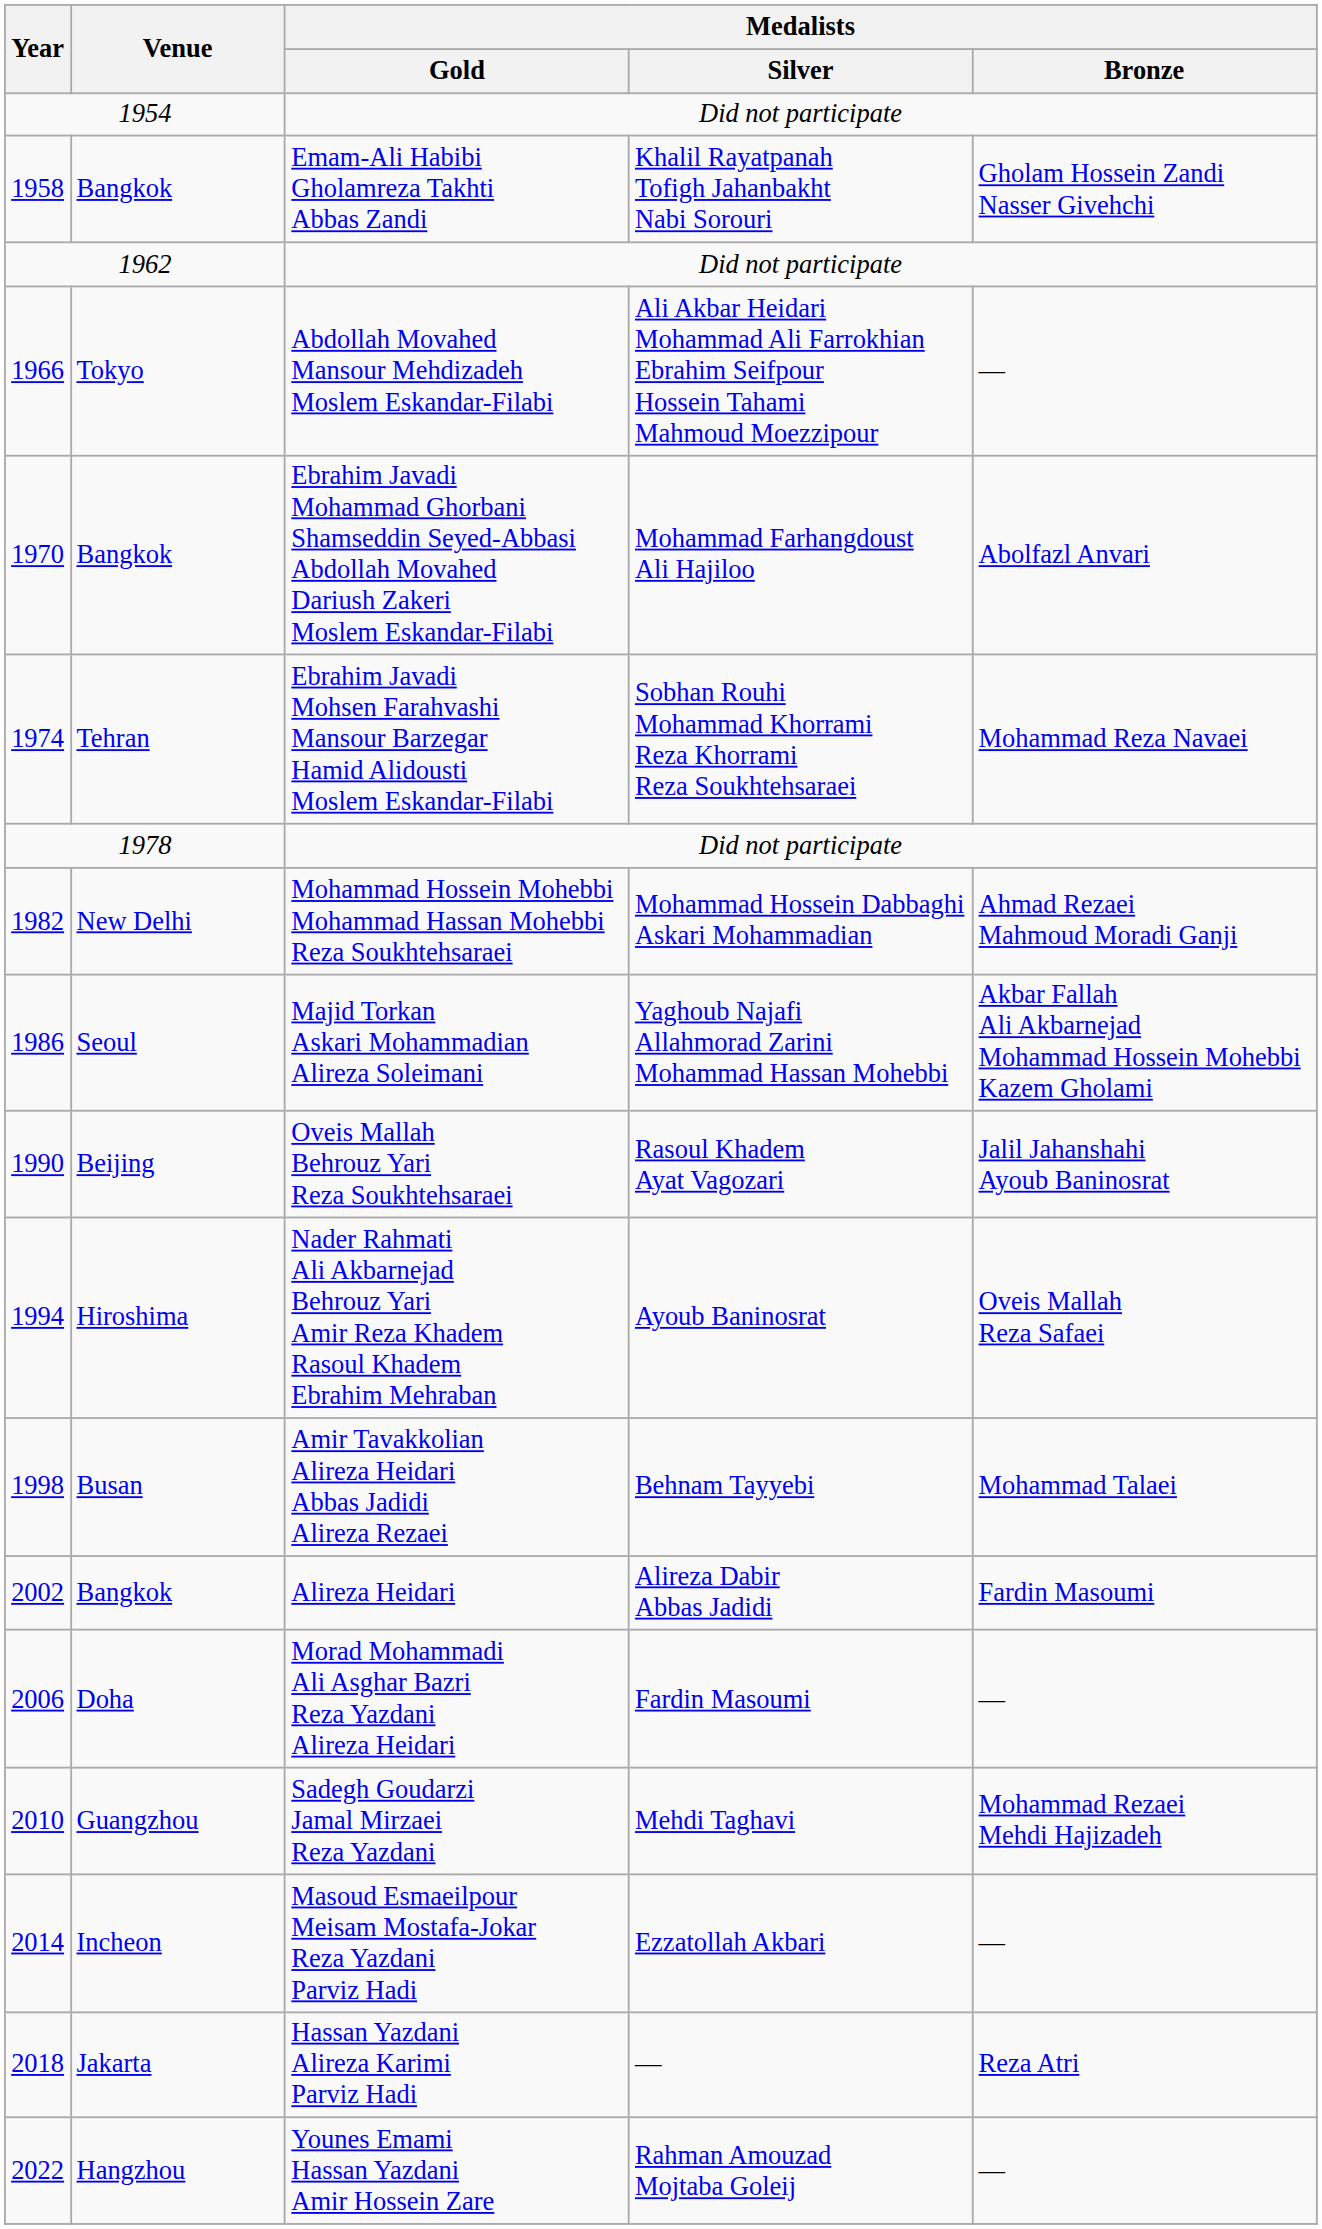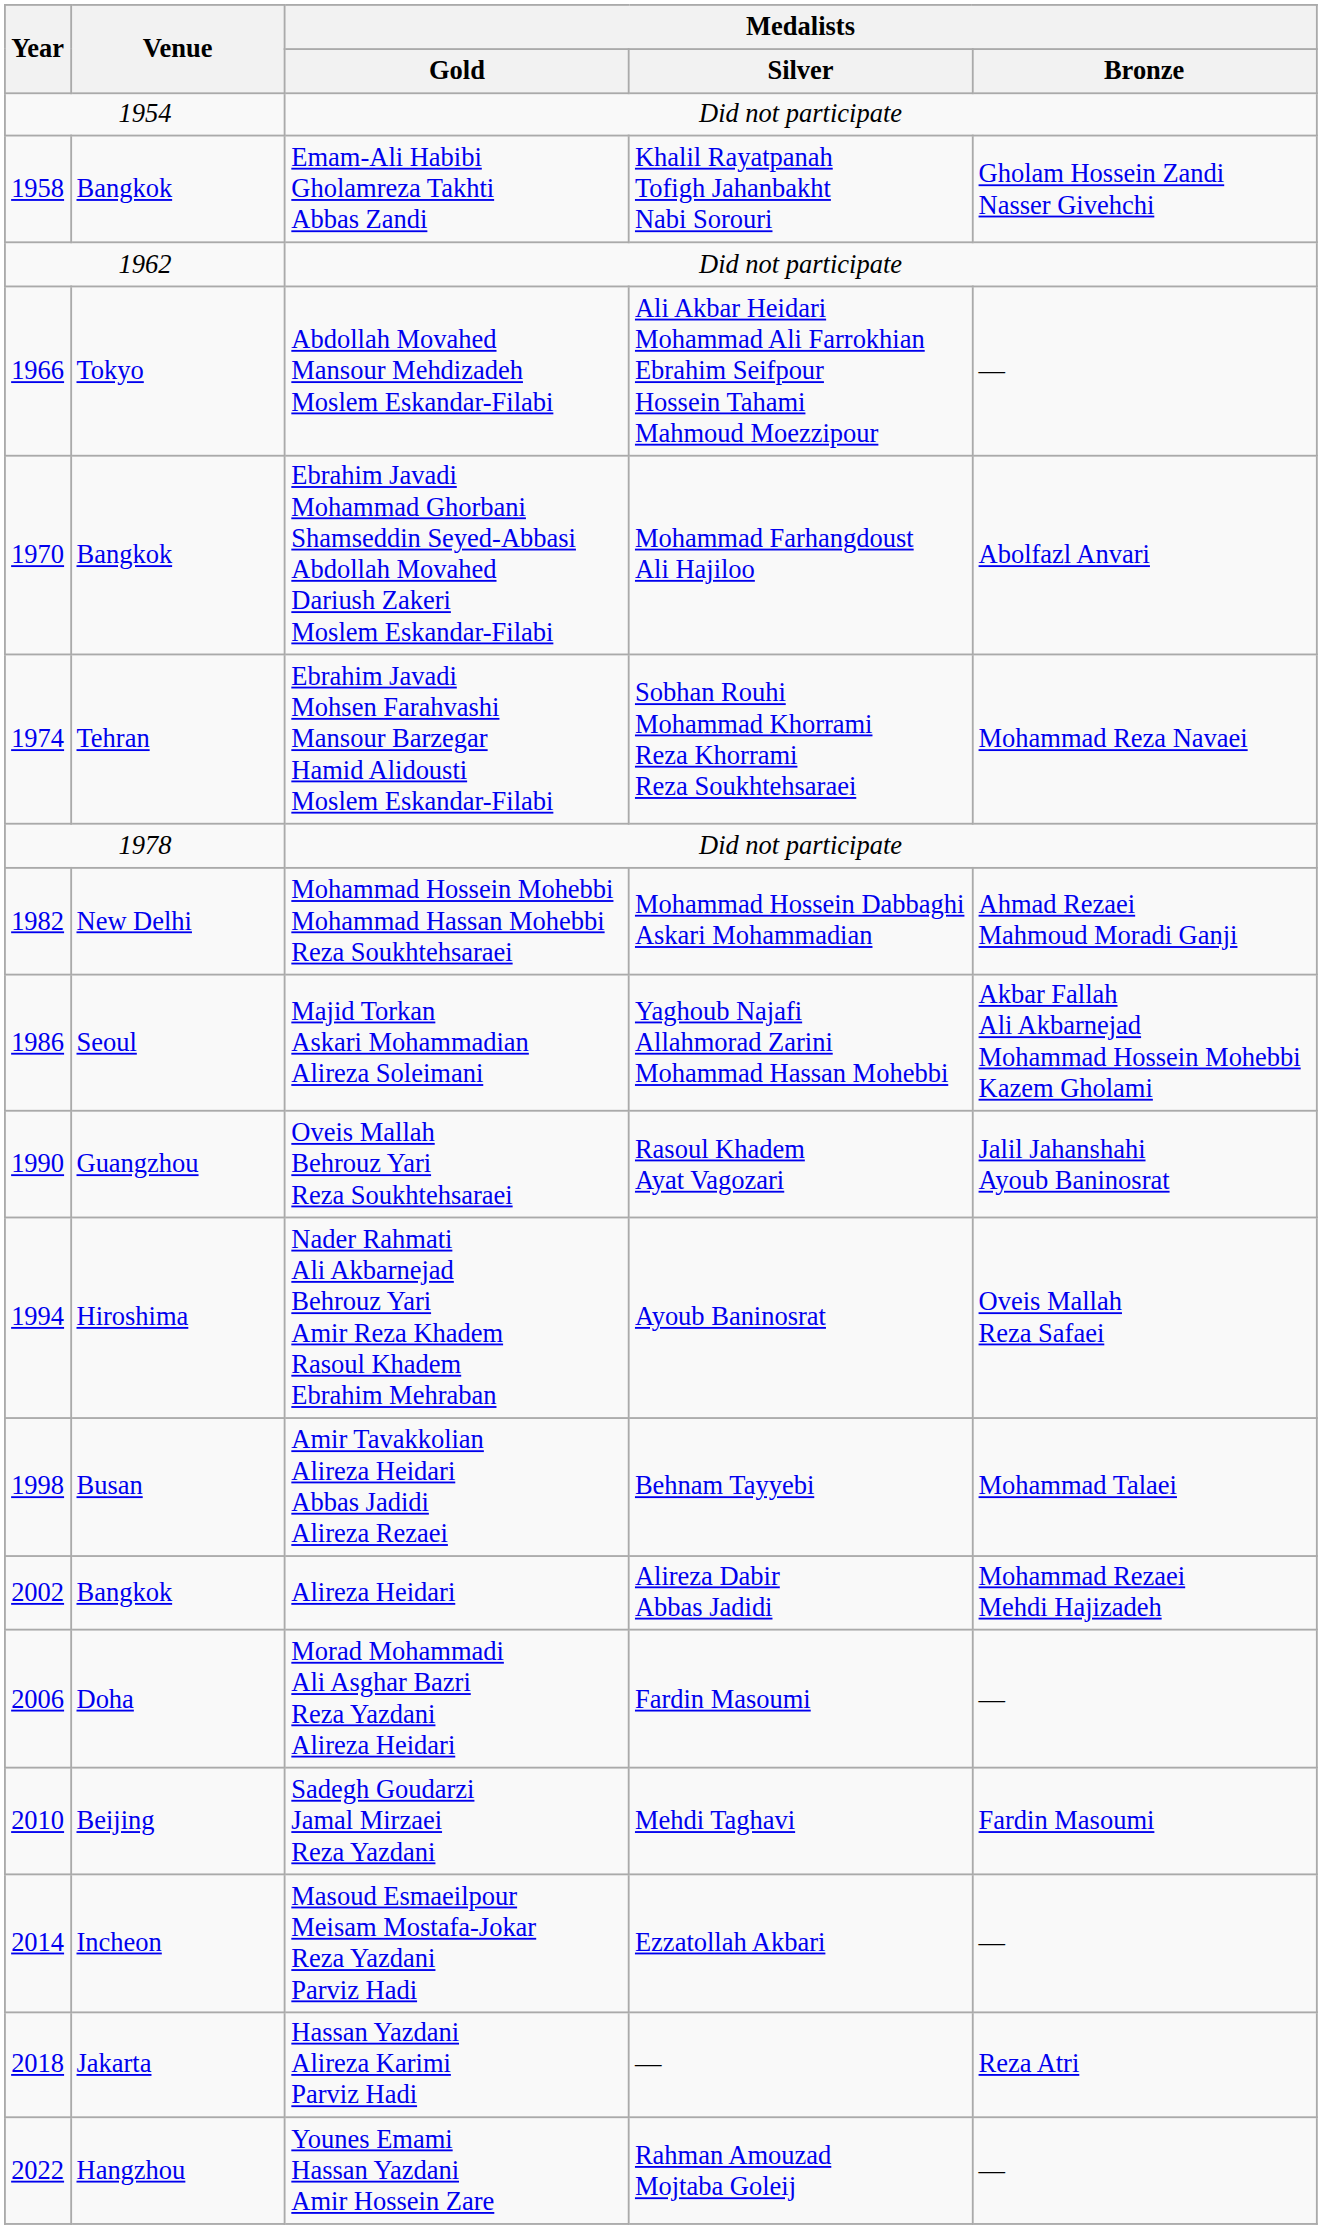(115, 1164) Beijing -> (138, 1164) Guangzhou
(1066, 1592) Fardin Masoumi -> (1082, 1592) Mohammad Rezaei Mehdi Hajizadeh
(138, 1820) Guangzhou -> (115, 1820) Beijing
(1082, 1820) Mohammad Rezaei Mehdi Hajizadeh -> (1066, 1820) Fardin Masoumi
